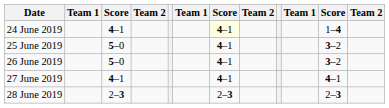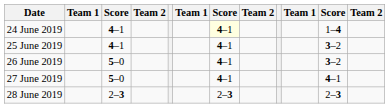(116, 45) 5–0 -> (116, 45) 4–1
(116, 78) 4–1 -> (116, 78) 5–0
